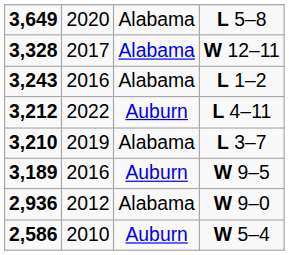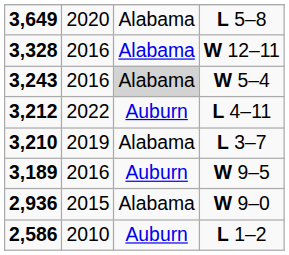(88, 50) 2017 -> (88, 50) 2016
(157, 81) no background -> (157, 81) lightgrey background
(242, 81) L 1–2 -> (242, 81) W 5–4
(88, 204) 2012 -> (88, 204) 2015
(242, 234) W 5–4 -> (242, 234) L 1–2
